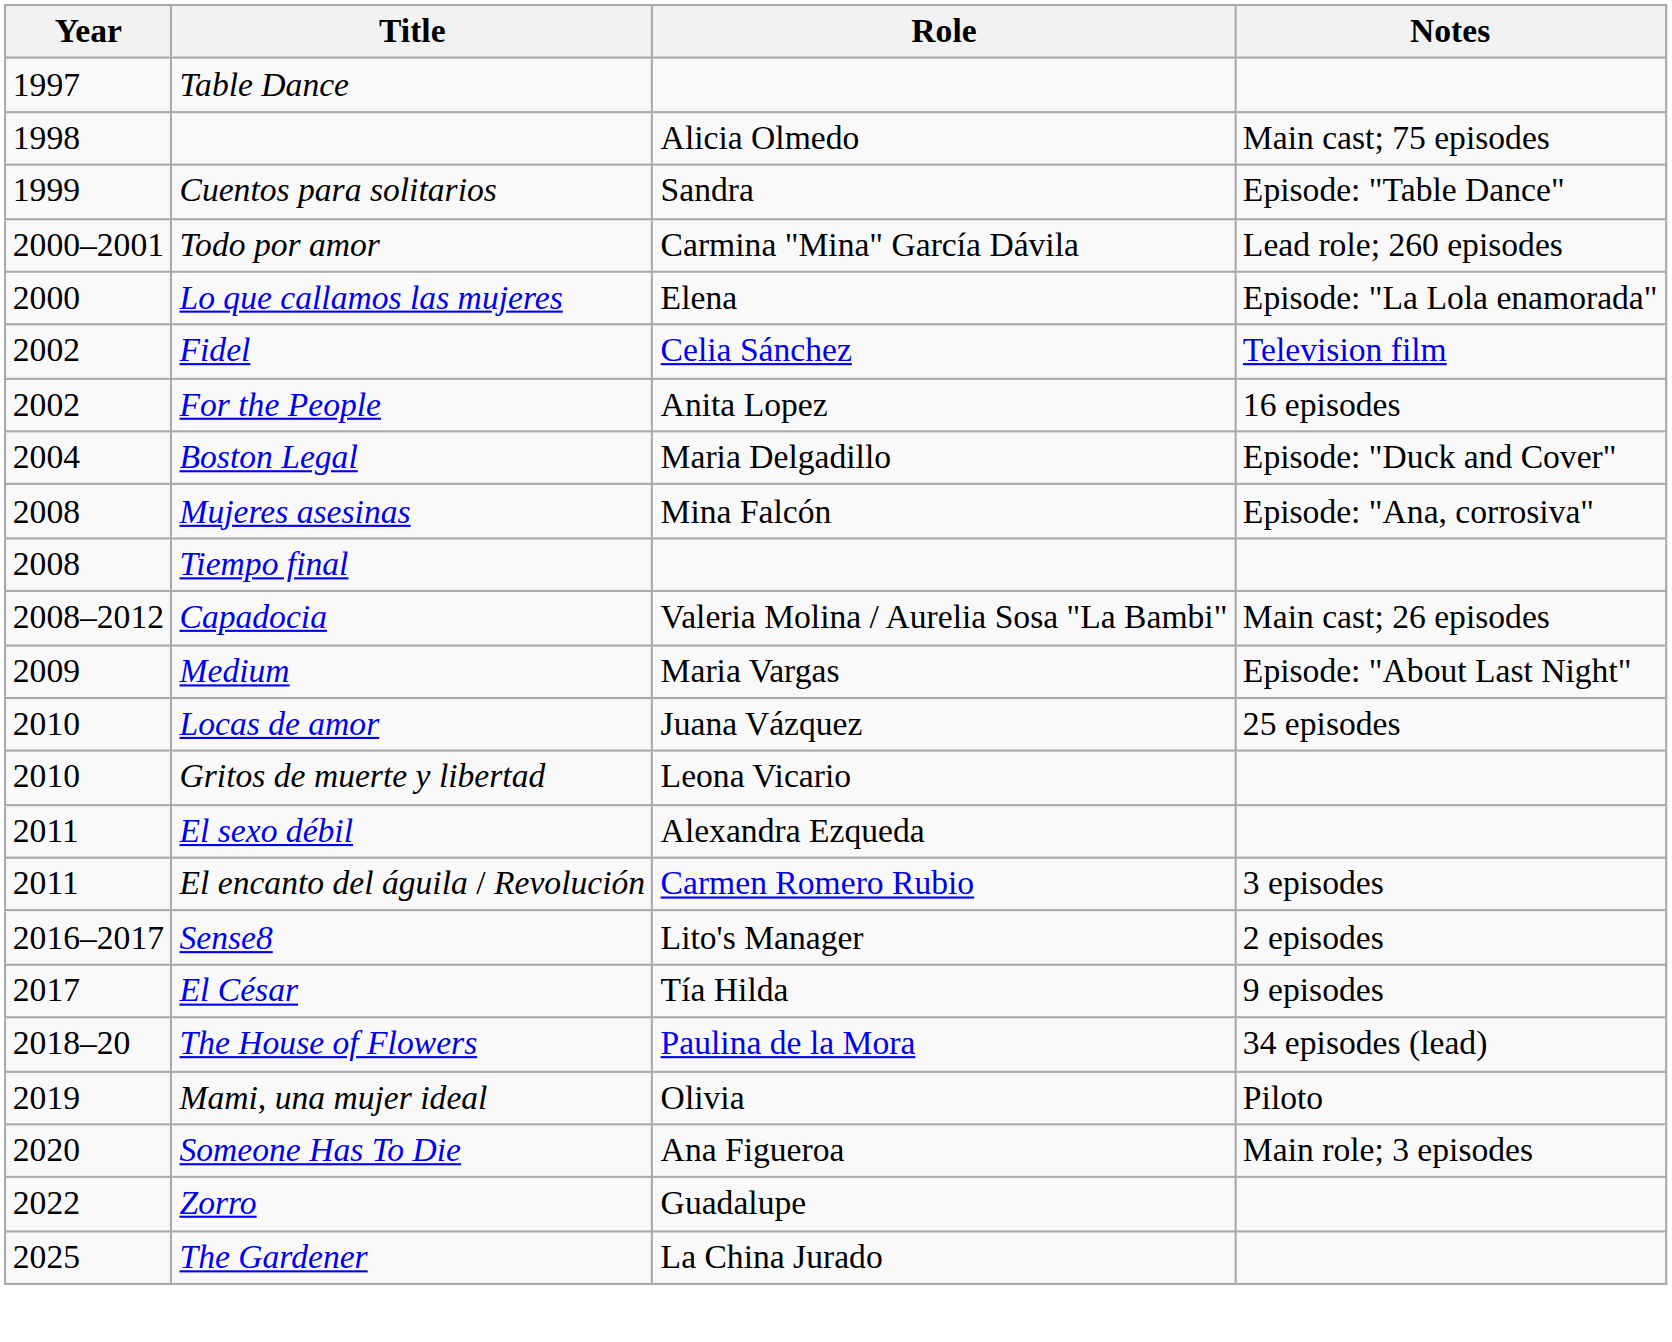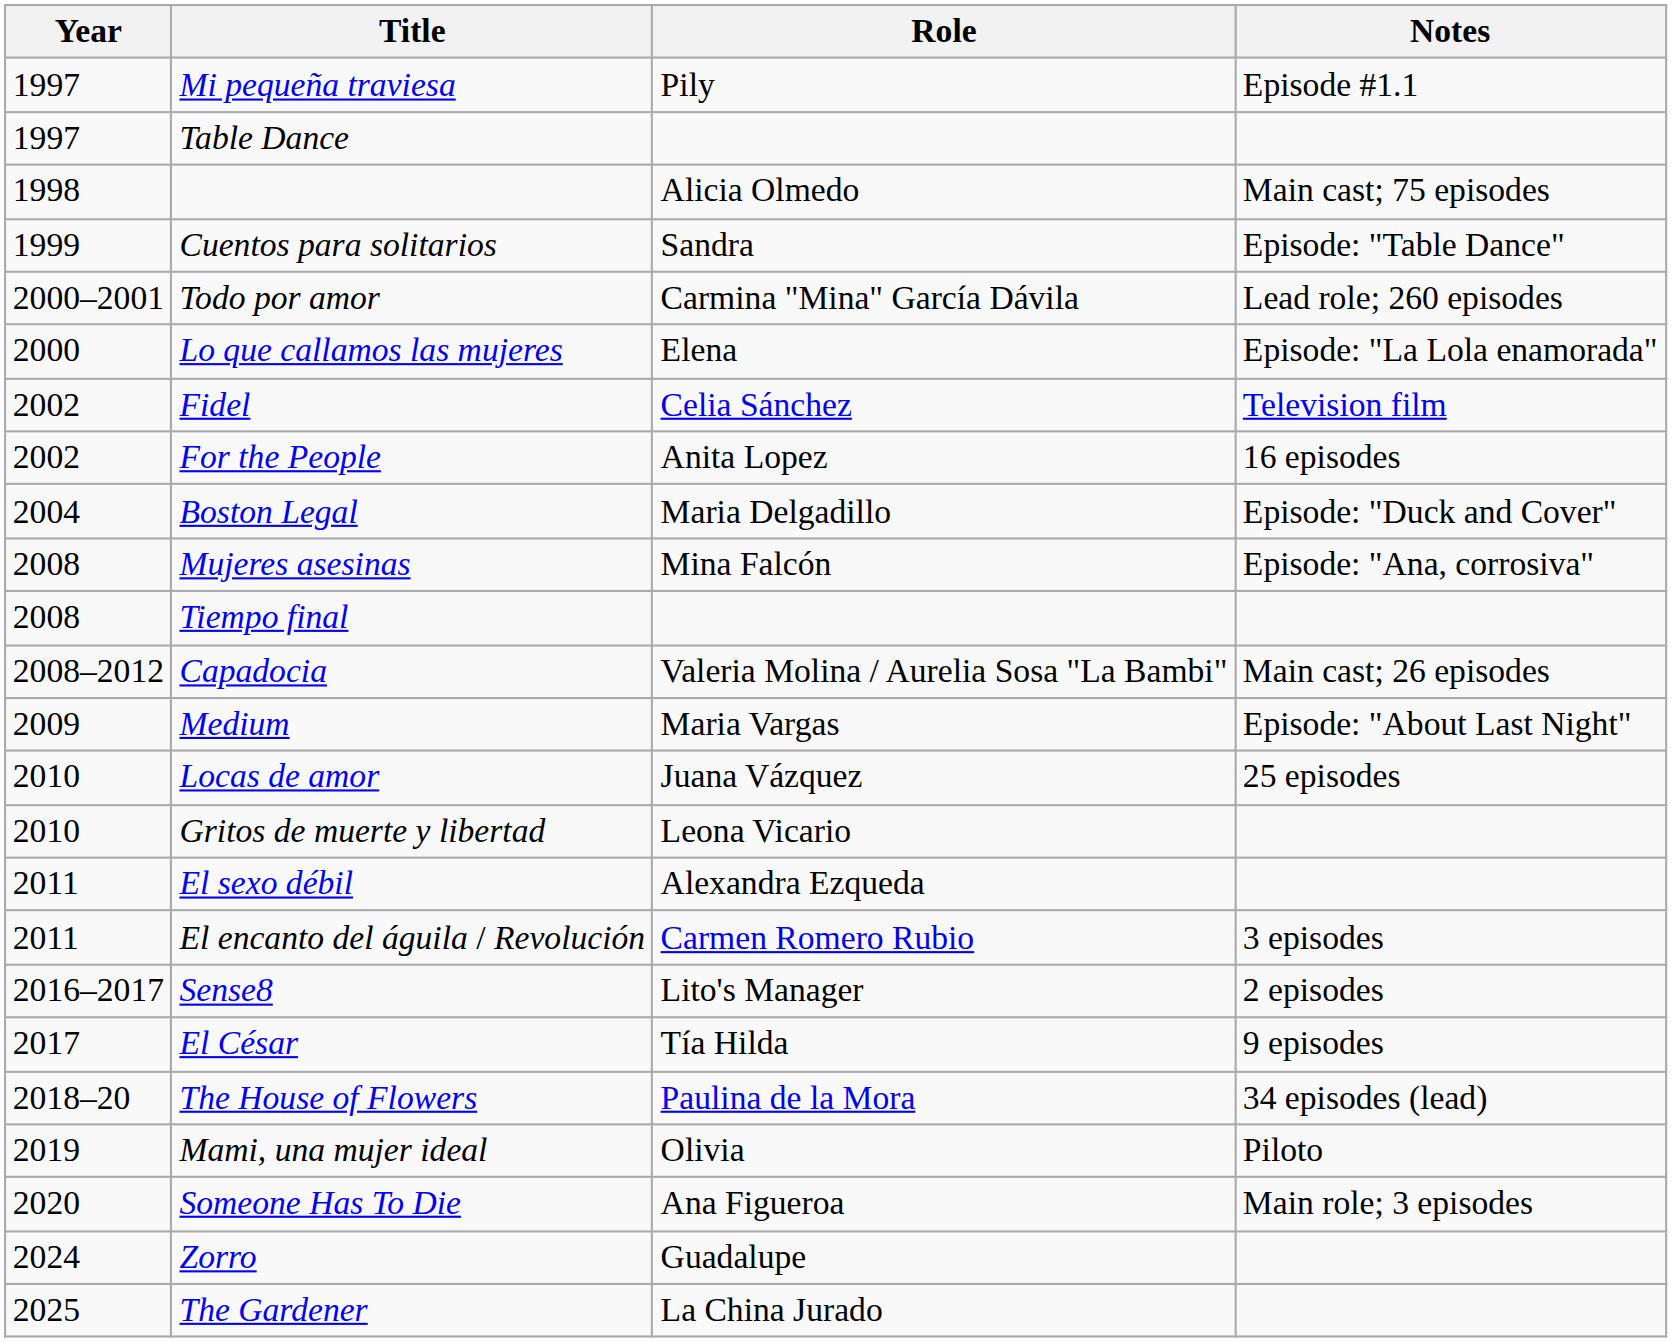+ row: (318, 84)
(46, 1203) 2022 -> (46, 1256) 2024
